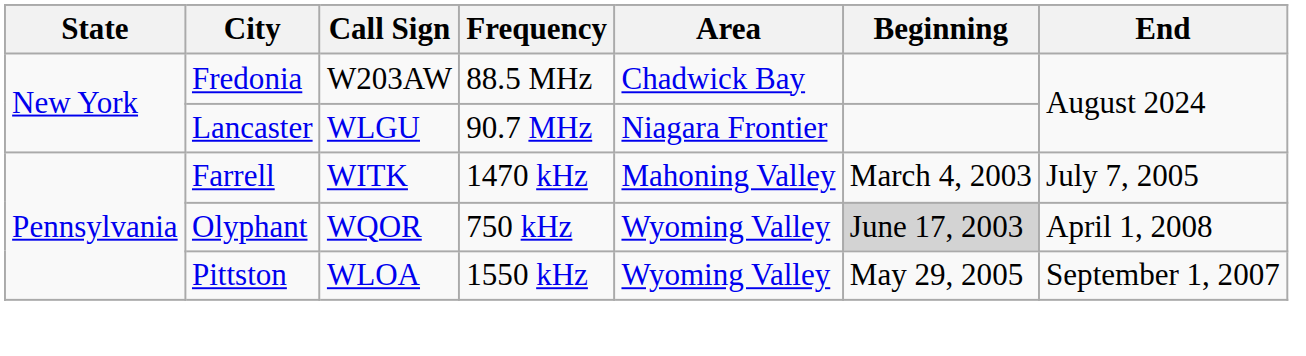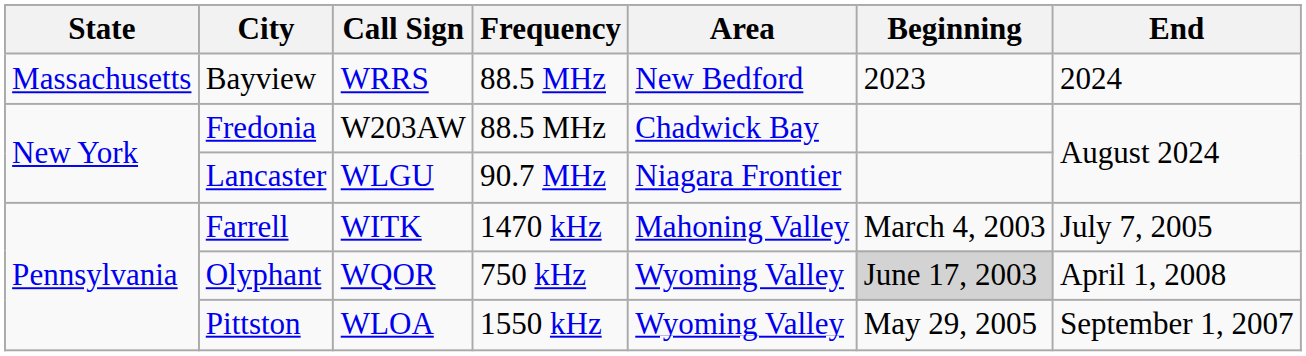+ row: (261, 78)
